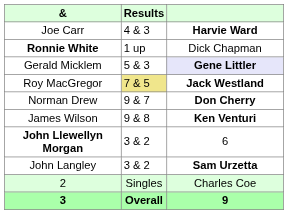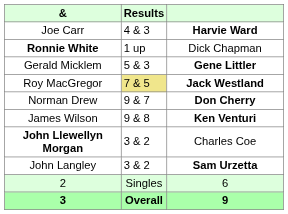(225, 65) lavender background -> (225, 65) no background
(225, 142) 6 -> (225, 142) Charles Coe
(225, 183) Charles Coe -> (225, 183) 6
